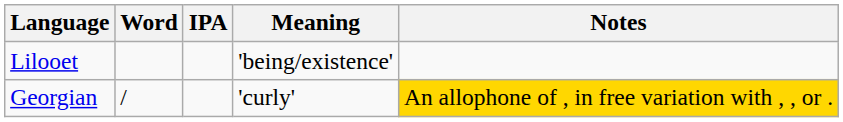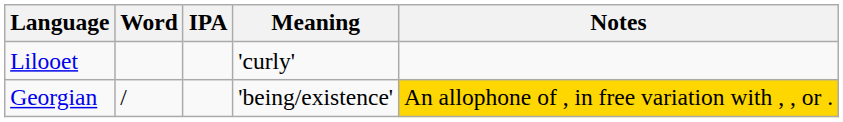(316, 60) 'being/existence' -> (267, 60) 'curly'
(267, 97) 'curly' -> (316, 97) 'being/existence'
